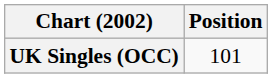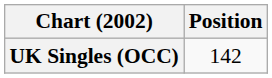(226, 55) 101 -> (226, 55) 142
